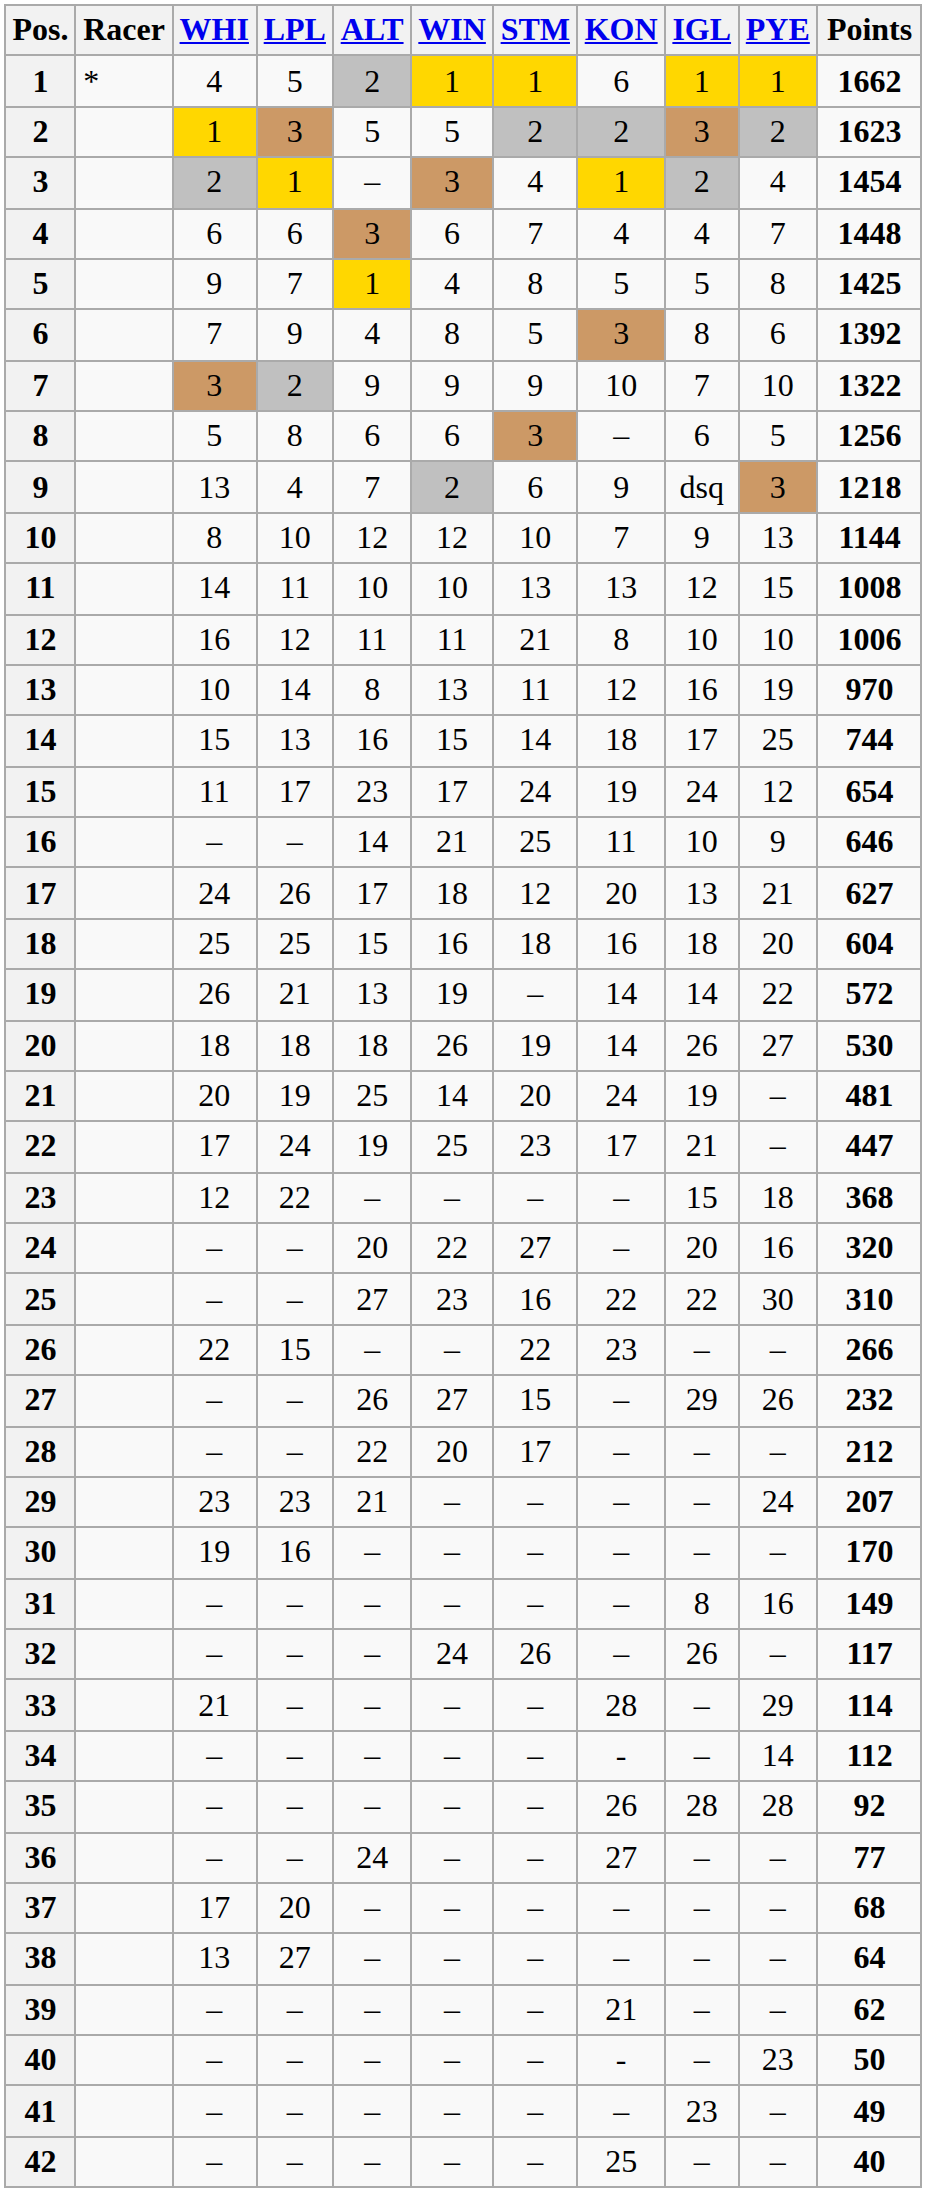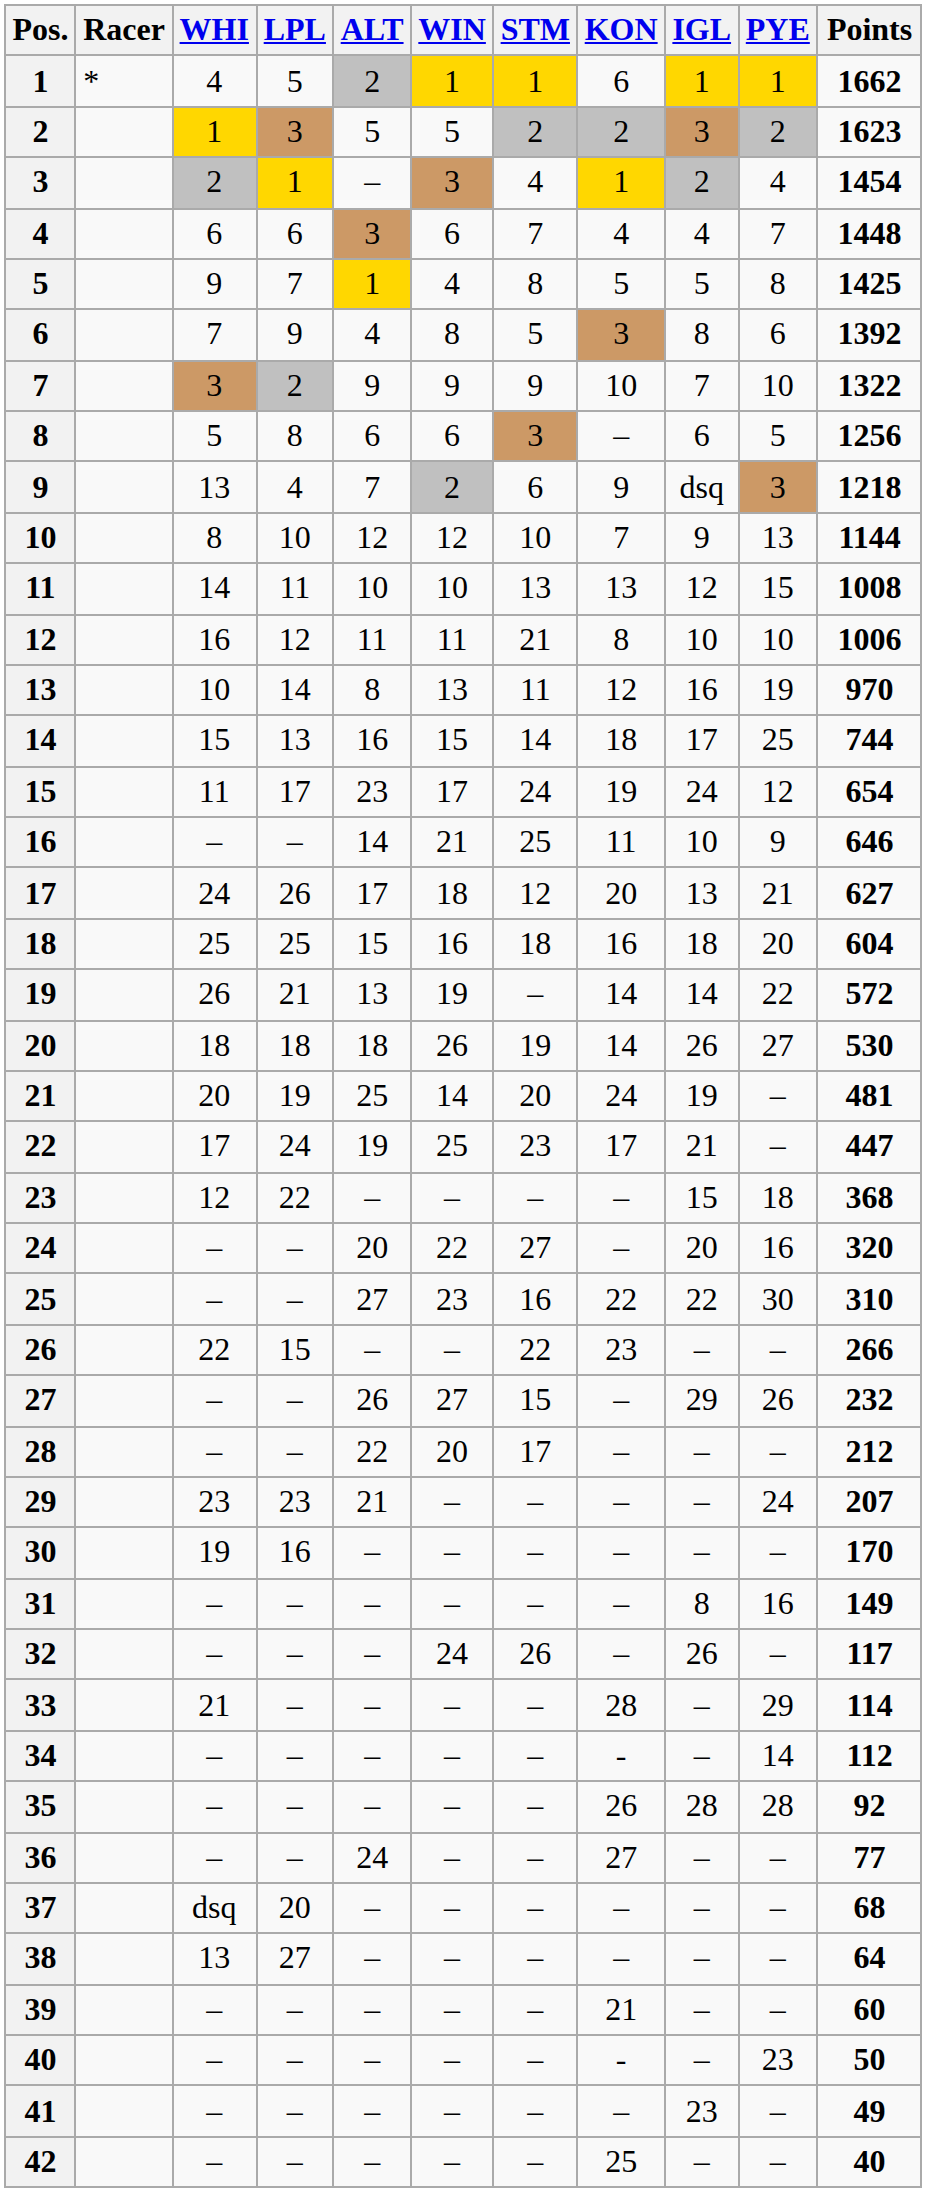(214, 1907) 17 -> (214, 1907) dsq
(870, 2009) 62 -> (870, 2009) 60
